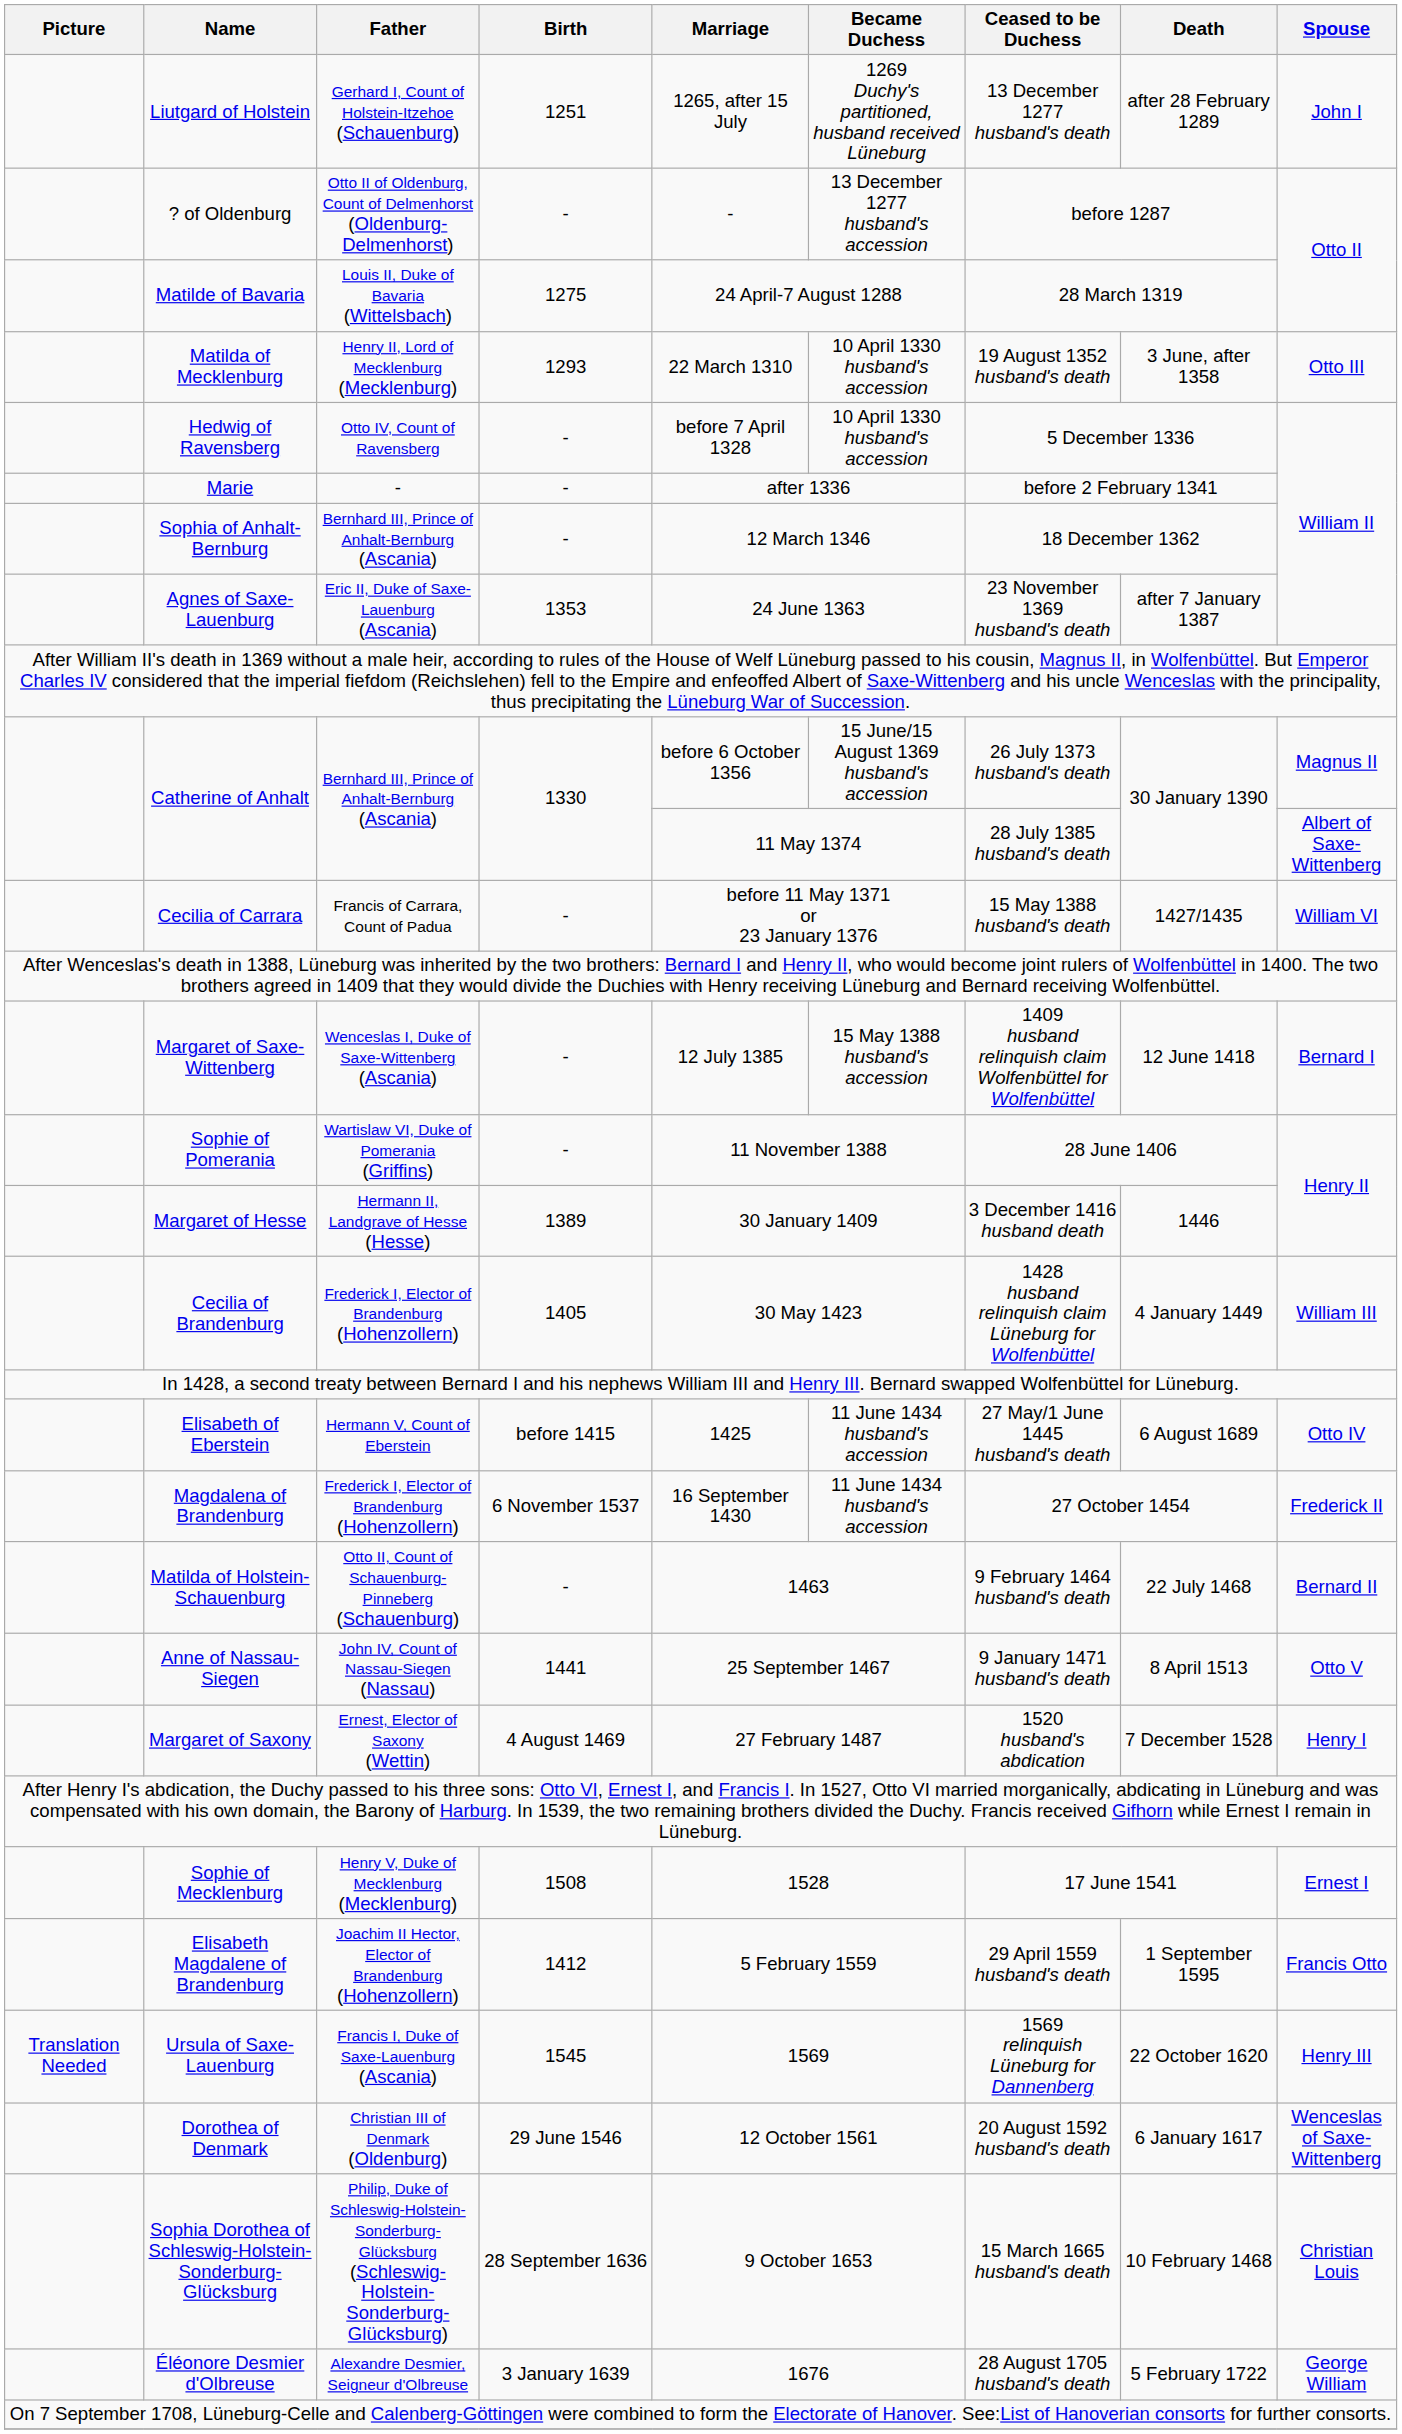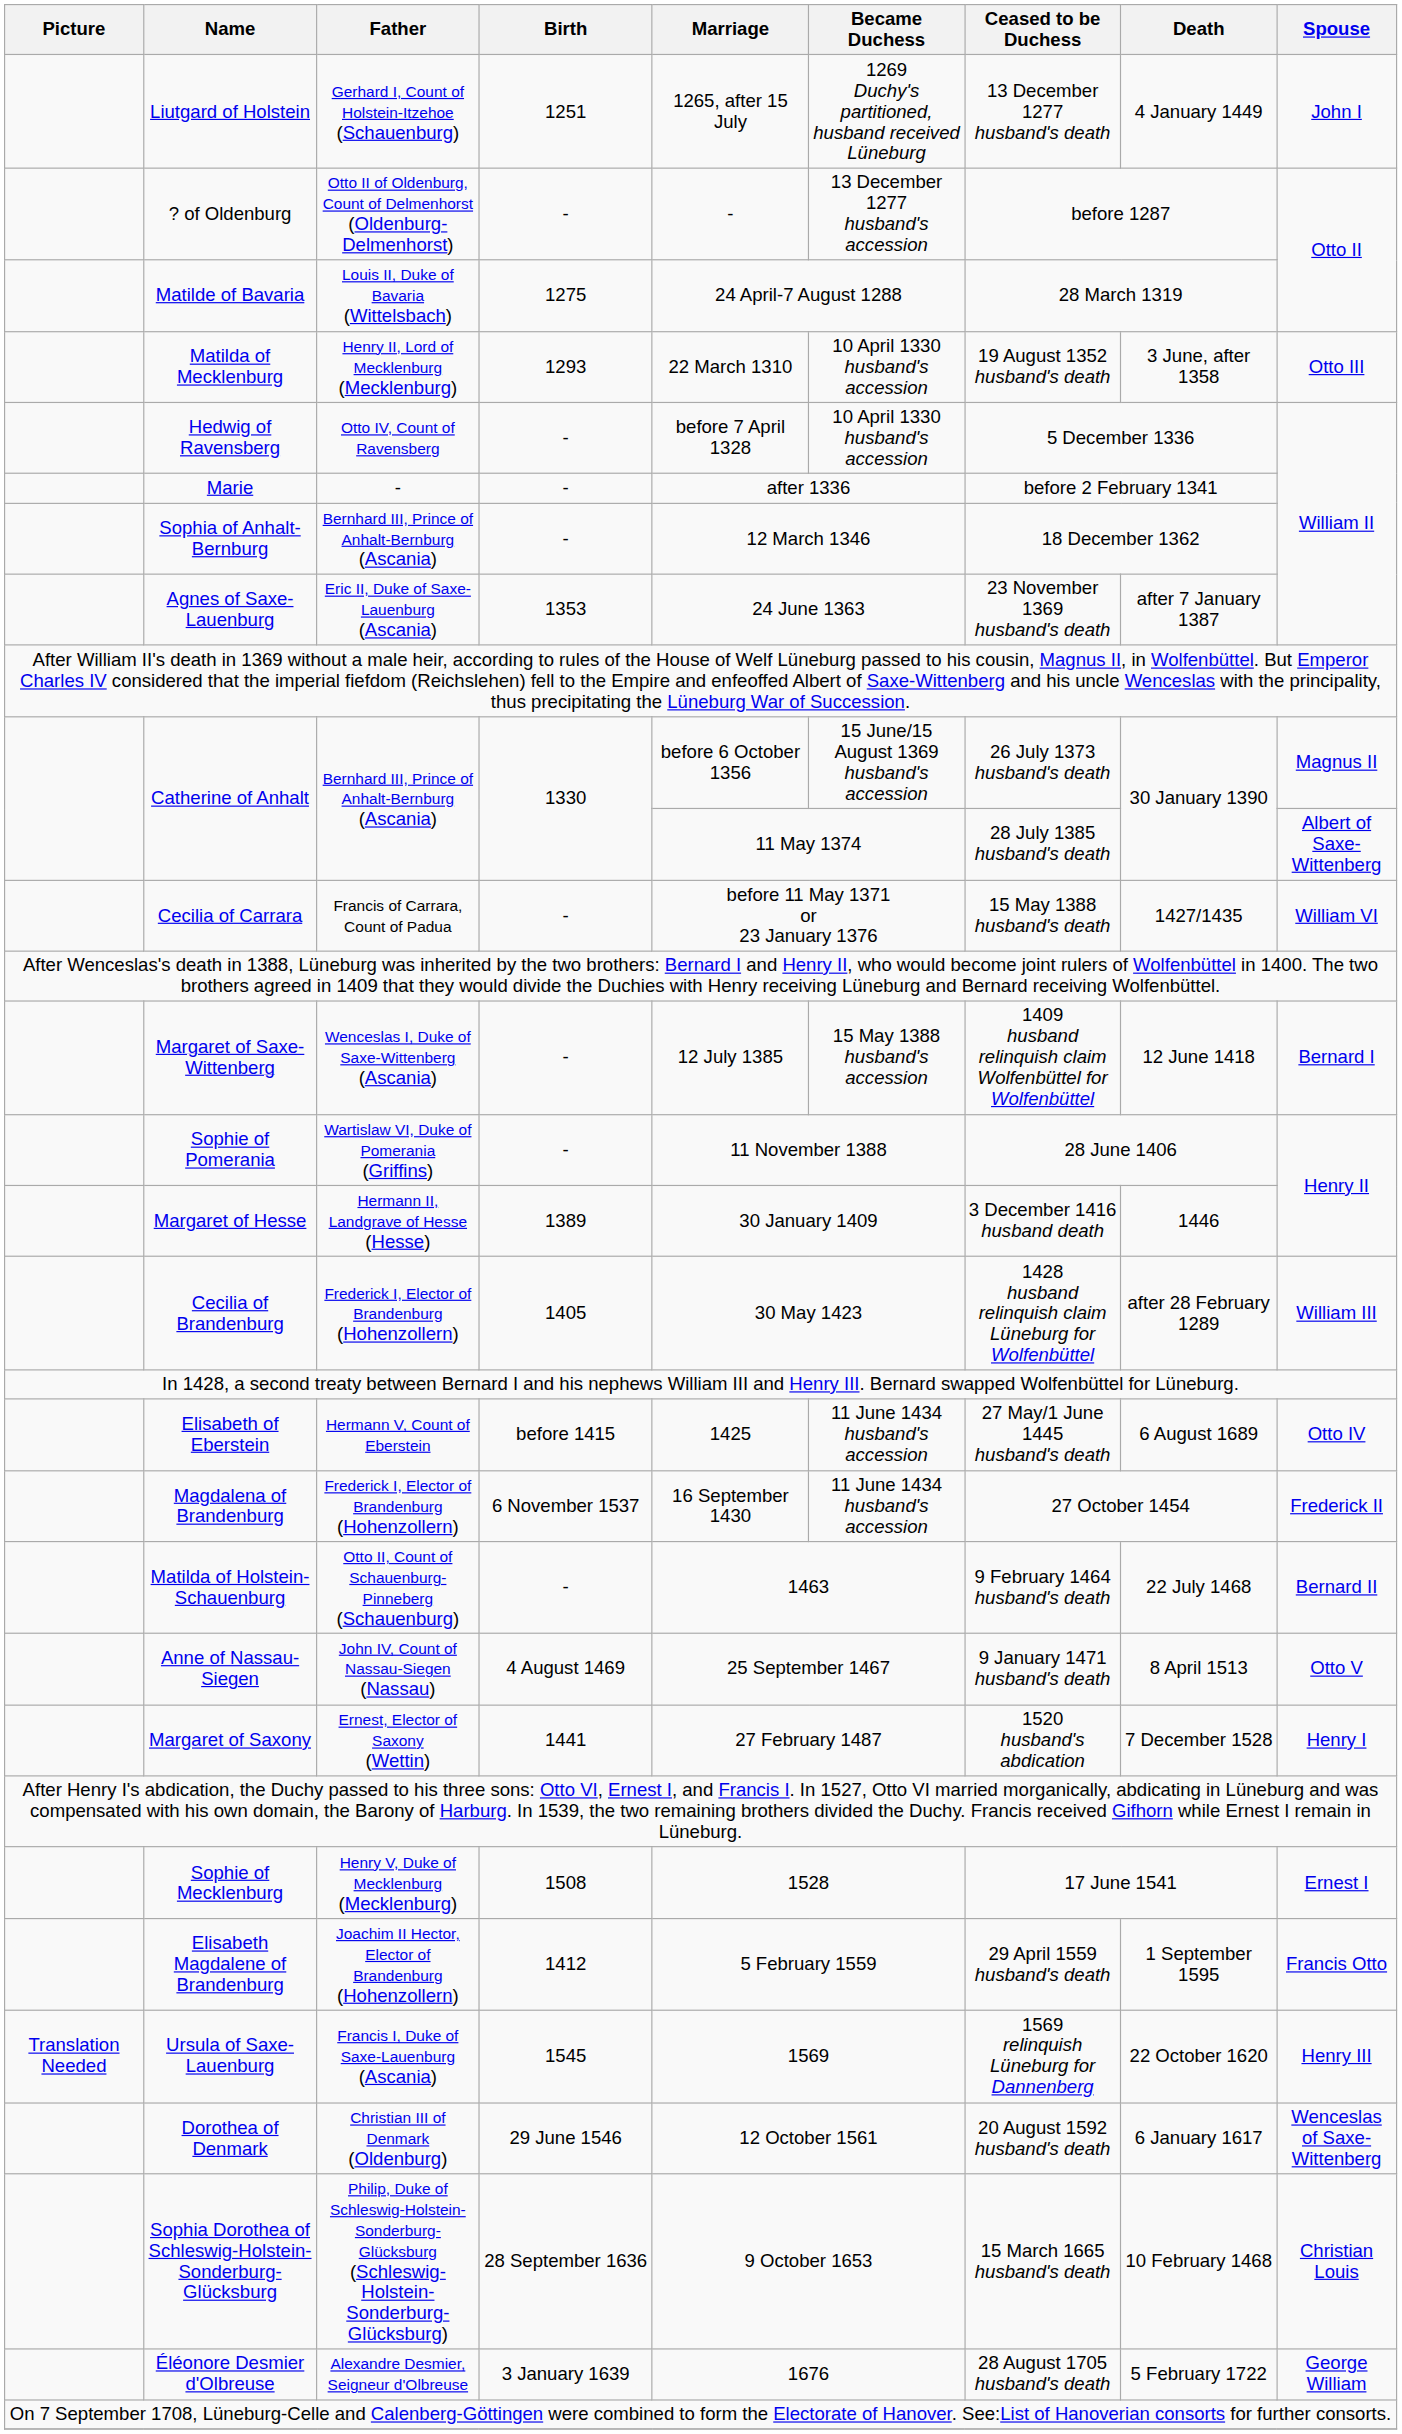(1199, 111) after 28 February 1289 -> (1199, 111) 4 January 1449
(1199, 1313) 4 January 1449 -> (1199, 1313) after 28 February 1289
(566, 1669) 1441 -> (566, 1669) 4 August 1469
(566, 1740) 4 August 1469 -> (566, 1740) 1441
